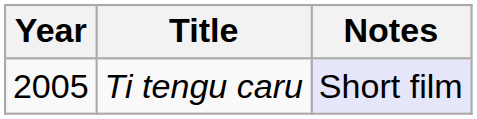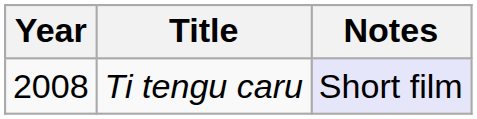(51, 85) 2005 -> (51, 85) 2008
